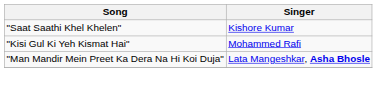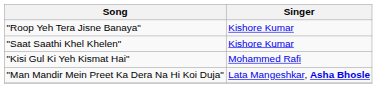+ row: (74, 28)
